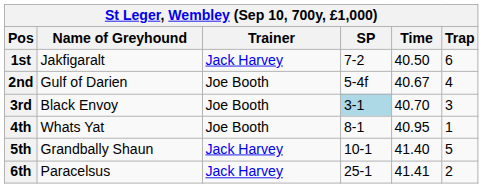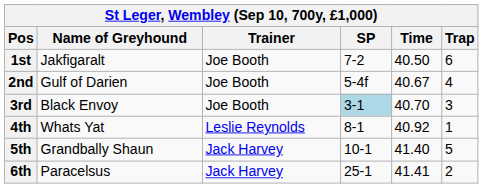(244, 60) Jack Harvey -> (237, 60) Joe Booth
(237, 127) Joe Booth -> (255, 127) Leslie Reynolds
(412, 127) 40.95 -> (412, 127) 40.92
